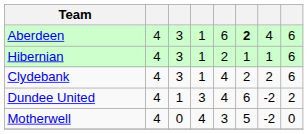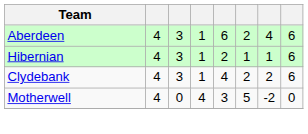(247, 35) bold -> (247, 35) normal
- row: (51, 98)
